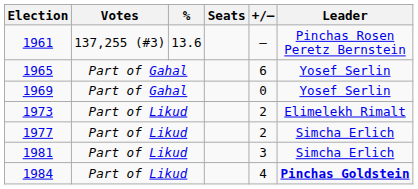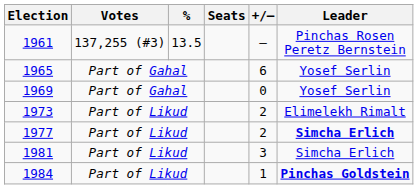(187, 43) 13.6 -> (187, 43) 13.5
(345, 132) normal -> (345, 132) bold
(263, 173) 4 -> (263, 173) 1
